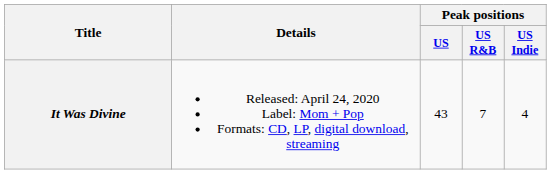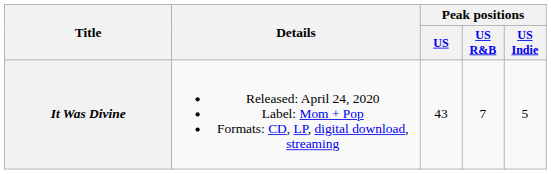(525, 114) 4 -> (525, 114) 5
